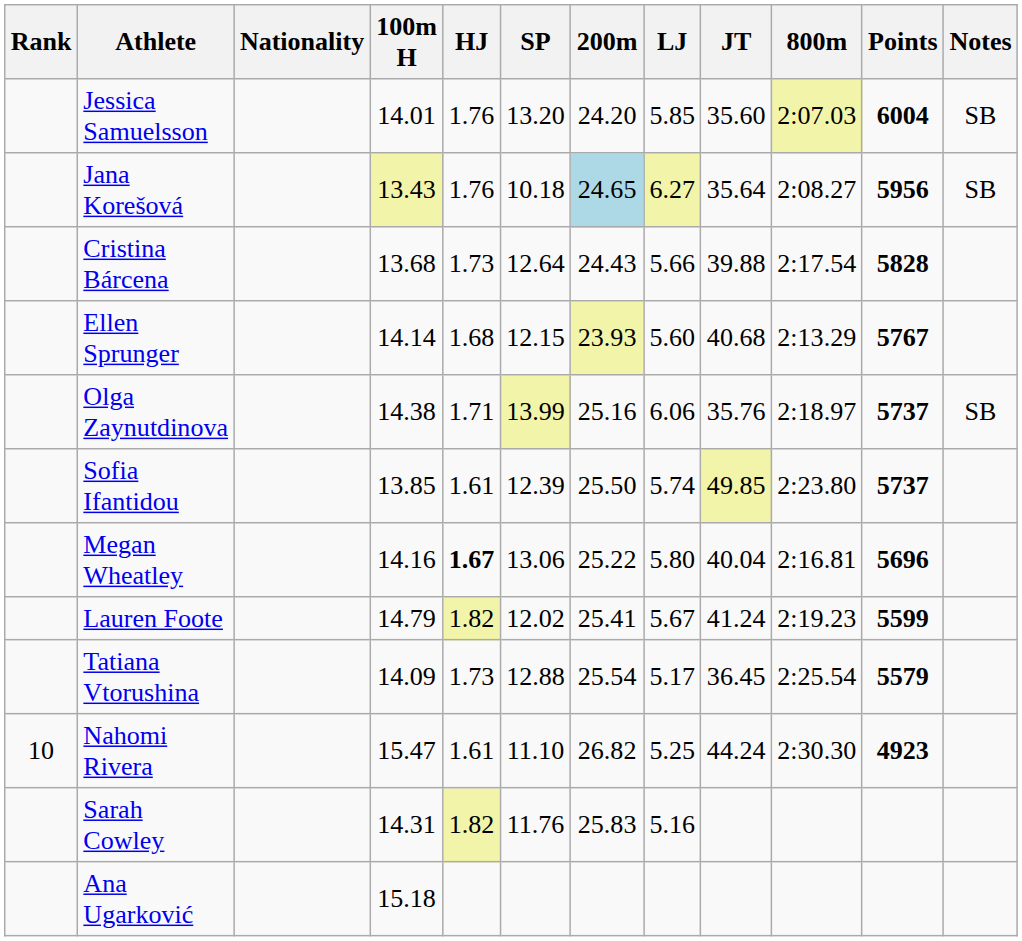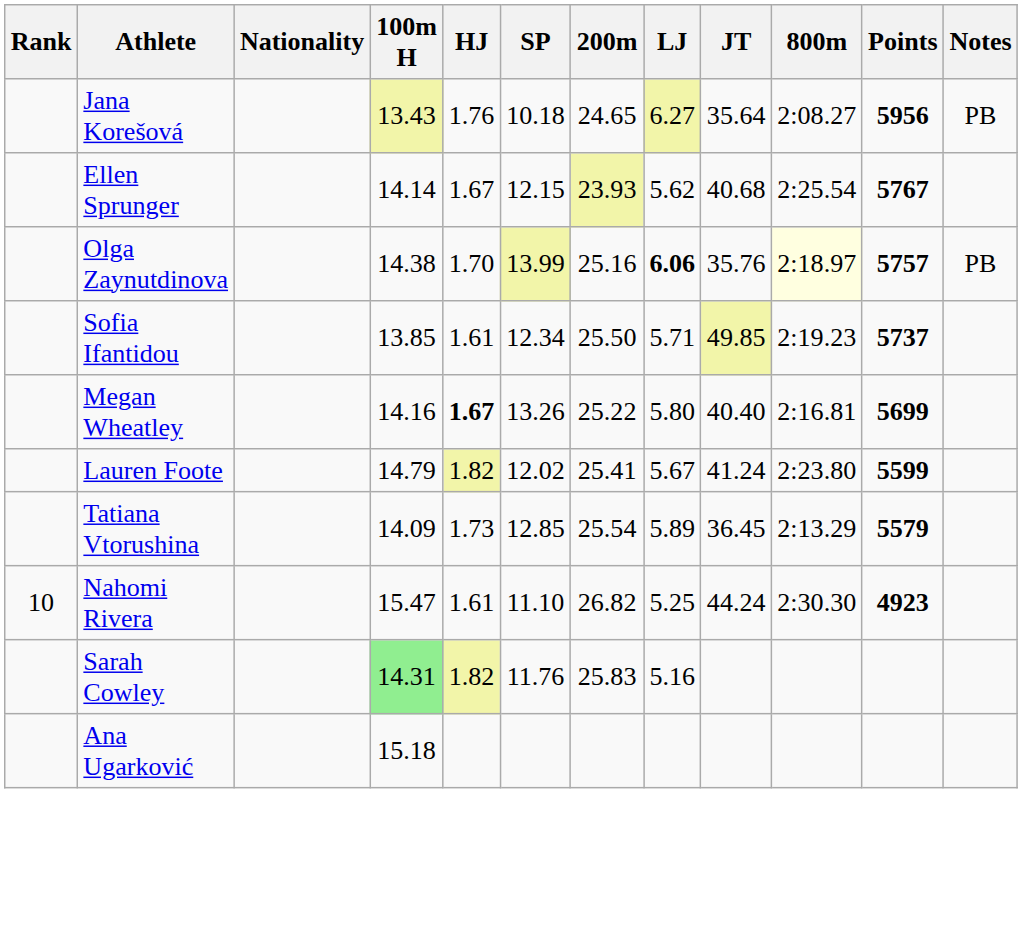- row: (146, 115)
(607, 189) lightblue background -> (607, 115) no background
(981, 189) SB -> (981, 115) PB
- row: (126, 263)
(472, 337) 1.68 -> (472, 189) 1.67
(672, 337) 5.60 -> (672, 189) 5.62
(817, 337) 2:13.29 -> (817, 189) 2:25.54
(472, 411) 1.71 -> (472, 263) 1.70
(672, 411) normal -> (672, 263) bold
(817, 411) no background -> (817, 263) lightyellow background
(903, 411) 5737 -> (903, 263) 5757
(981, 411) SB -> (981, 263) PB
(536, 485) 12.39 -> (536, 337) 12.34
(672, 485) 5.74 -> (672, 337) 5.71
(817, 485) 2:23.80 -> (817, 337) 2:19.23
(536, 559) 13.06 -> (536, 411) 13.26
(736, 559) 40.04 -> (736, 411) 40.40
(903, 559) 5696 -> (903, 411) 5699
(817, 617) 2:19.23 -> (817, 469) 2:23.80
(536, 676) 12.88 -> (536, 528) 12.85
(672, 676) 5.17 -> (672, 528) 5.89
(817, 676) 2:25.54 -> (817, 528) 2:13.29
(407, 824) no background -> (407, 676) lightgreen background
